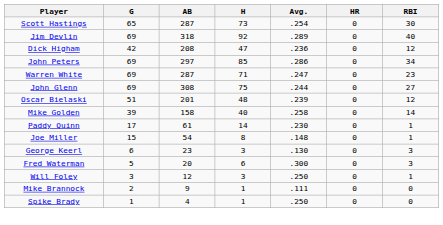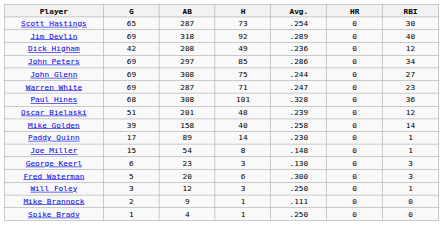(243, 49) 47 -> (243, 49) 49
rows swapped: (54, 74) <-> (54, 87)
+ row: (54, 100)
(187, 125) 61 -> (187, 138) 89
